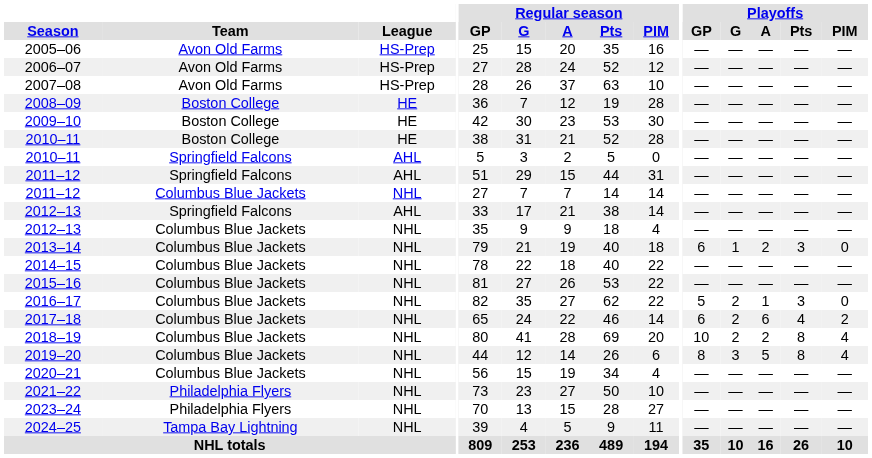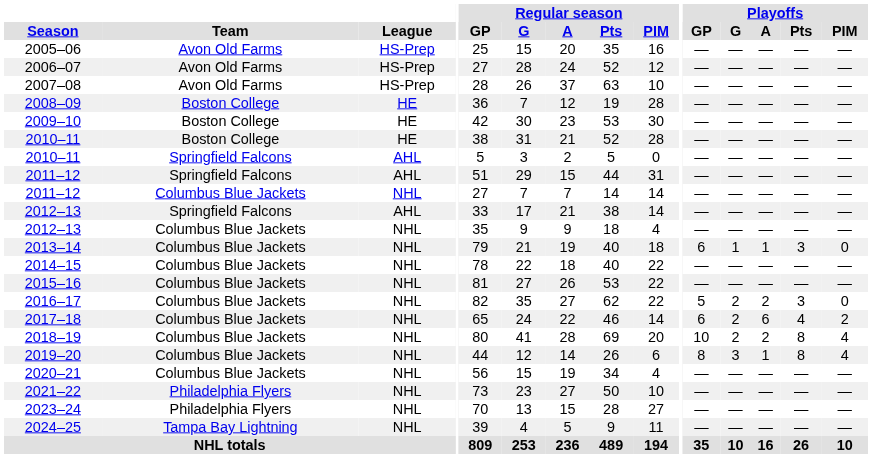(766, 247) 2 -> (766, 247) 1
(766, 301) 1 -> (766, 301) 2
(766, 355) 5 -> (766, 355) 1
